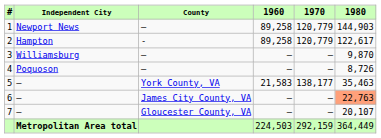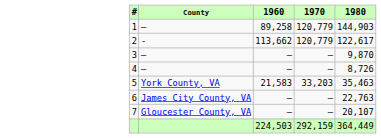- column: (77, 13)
(276, 41) 89,258 -> (274, 41) 113,662
(315, 83) 138,177 -> (317, 83) 33,203
(358, 97) lightsalmon background -> (358, 97) no background
